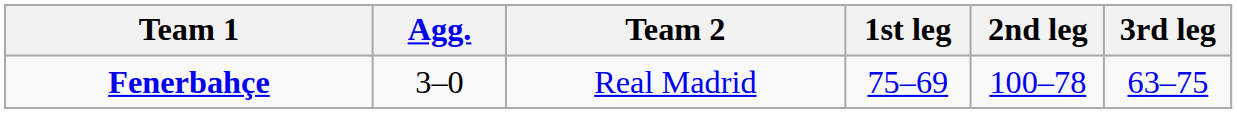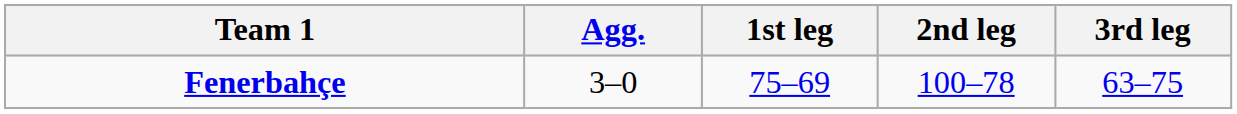- column: (675, 30)
